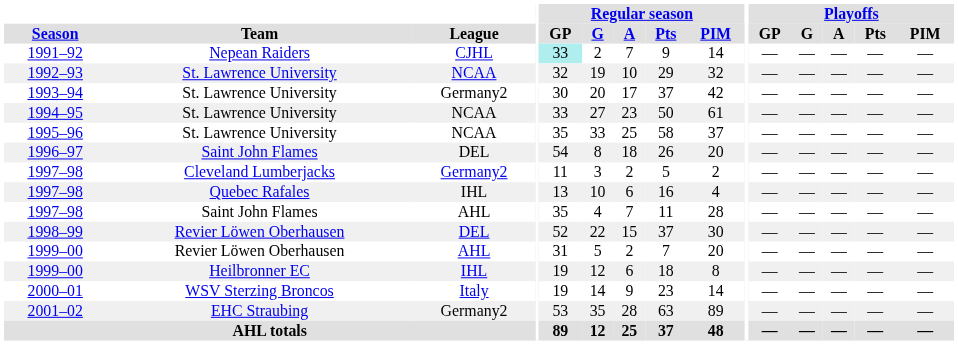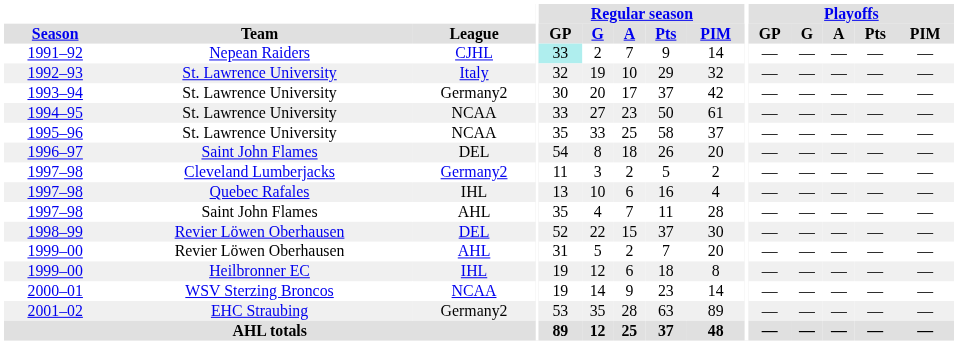(474, 73) NCAA -> (474, 73) Italy
(474, 291) Italy -> (474, 291) NCAA
